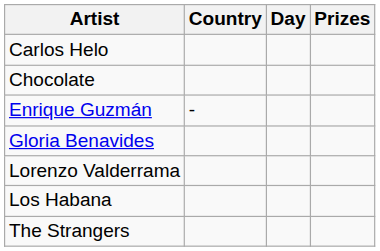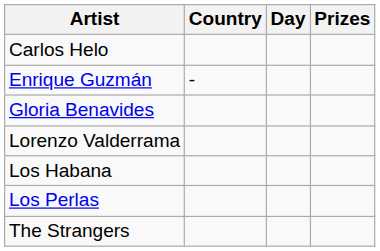- row: (52, 79)
+ row: (54, 200)
